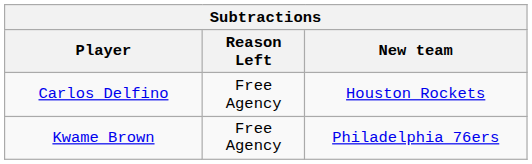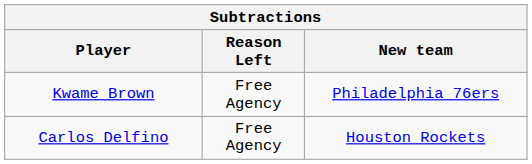rows swapped: (103, 137) <-> (103, 94)
